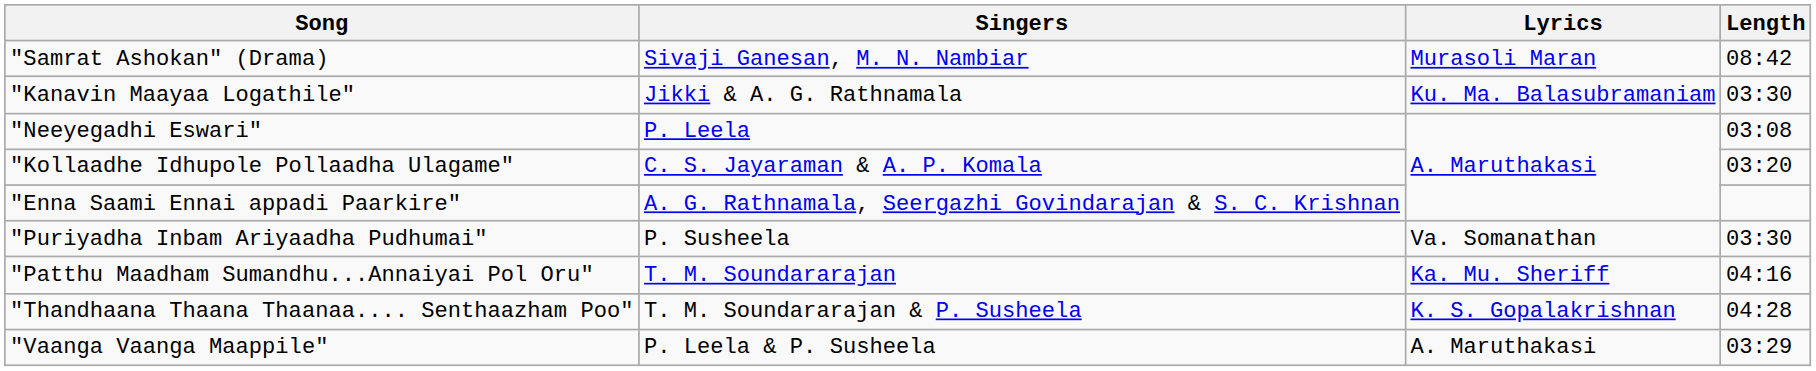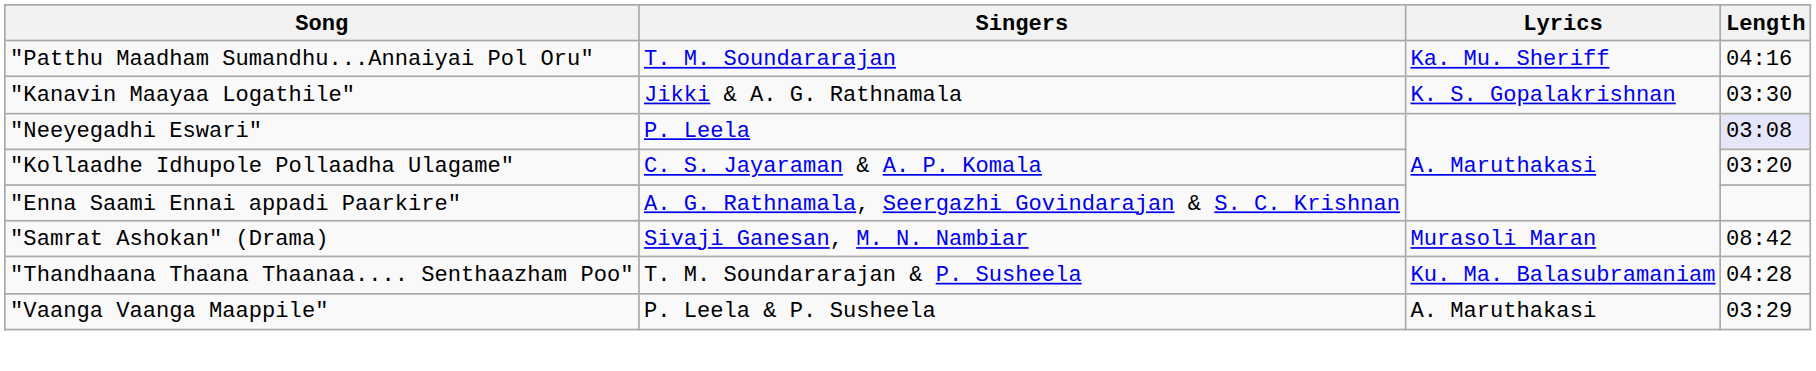rows swapped: (302, 275) <-> (169, 59)
(1563, 95) Ku. Ma. Balasubramaniam -> (1543, 95) K. S. Gopalakrishnan
(1759, 131) no background -> (1759, 131) lavender background
- row: (249, 239)
(1543, 311) K. S. Gopalakrishnan -> (1563, 275) Ku. Ma. Balasubramaniam
